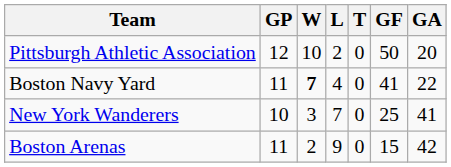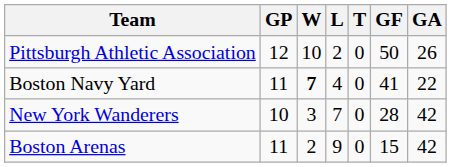(427, 51) 20 -> (427, 51) 26
(389, 114) 25 -> (389, 114) 28
(427, 114) 41 -> (427, 114) 42
